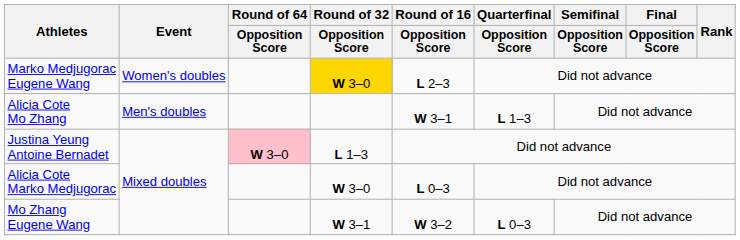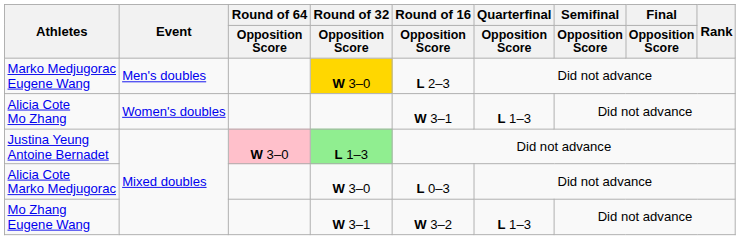(174, 76) Women's doubles -> (164, 76) Men's doubles
(164, 112) Men's doubles -> (174, 112) Women's doubles
(351, 154) no background -> (351, 154) lightgreen background
(514, 225) L 0–3 -> (514, 225) L 1–3
